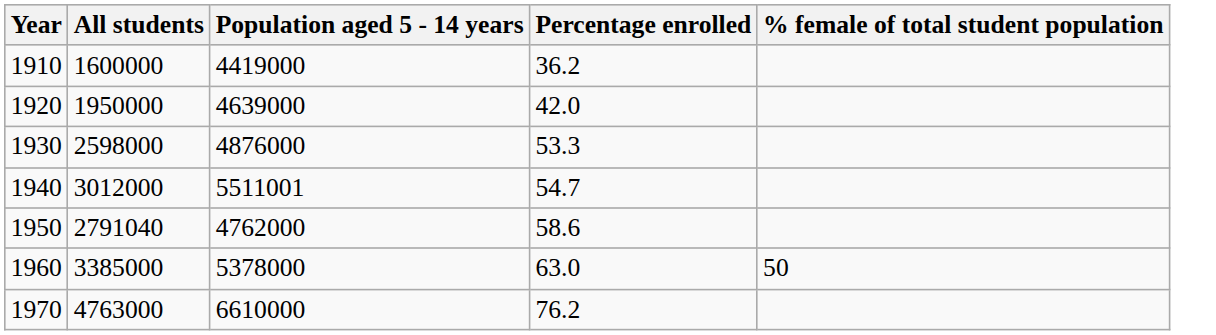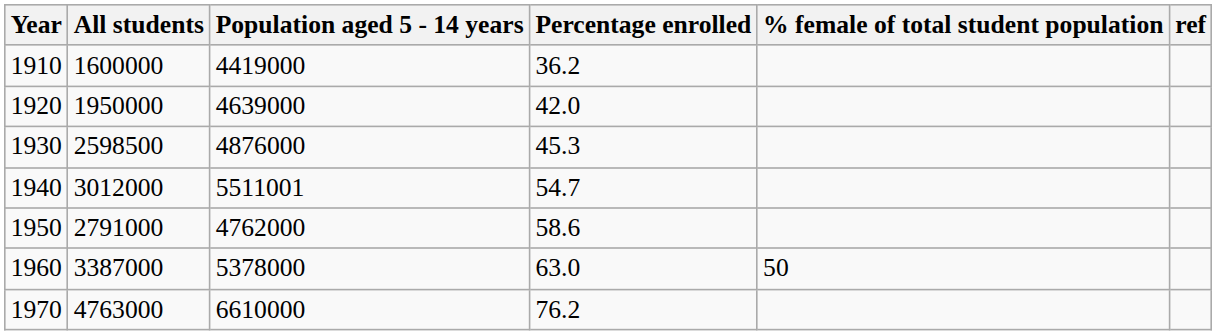+ column: (1191, 24)
(119, 146) 2598000 -> (119, 146) 2598500
(558, 146) 53.3 -> (558, 146) 45.3
(119, 227) 2791040 -> (119, 227) 2791000
(119, 268) 3385000 -> (119, 268) 3387000
